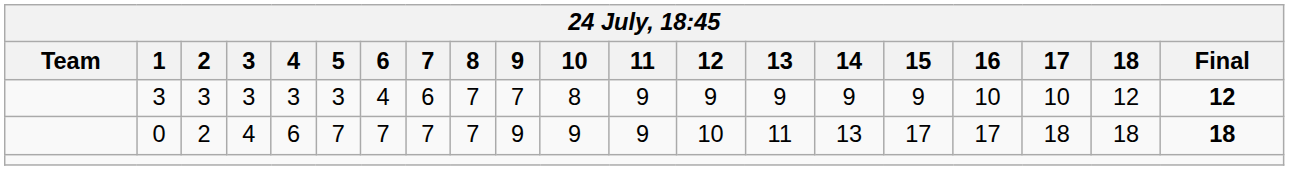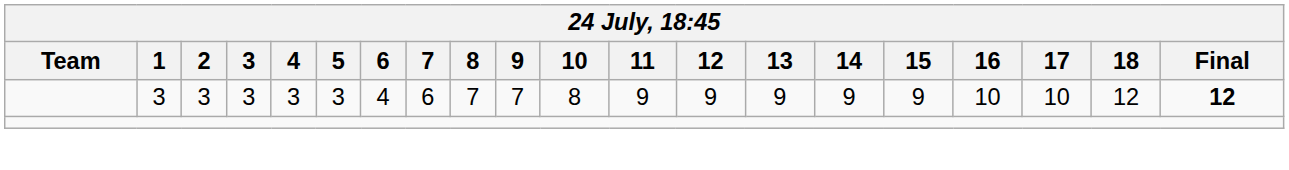- row: (159, 135)
